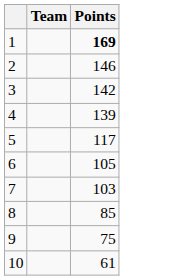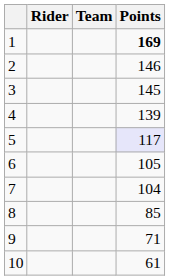+ column: (50, 16)
(104, 90) 142 -> (149, 90) 145
(104, 139) no background -> (150, 139) lavender background
(104, 189) 103 -> (149, 189) 104
(108, 238) 75 -> (153, 238) 71
